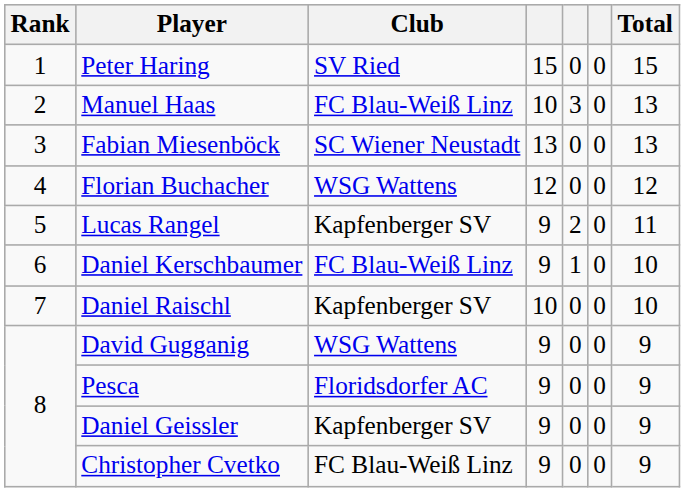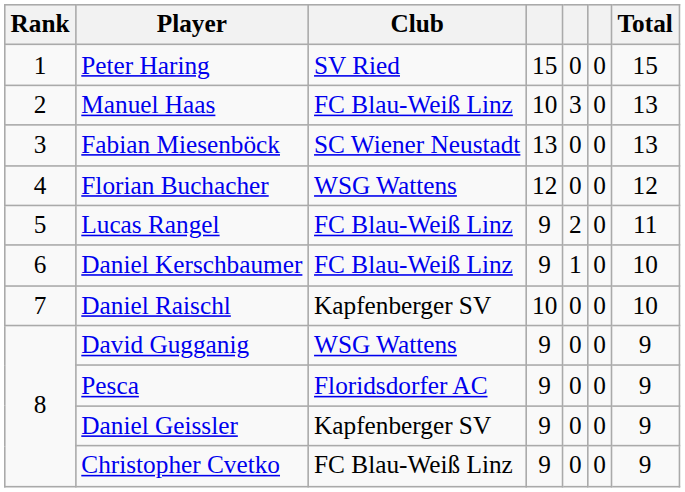(403, 225) Kapfenberger SV -> (413, 225) FC Blau-Weiß Linz
